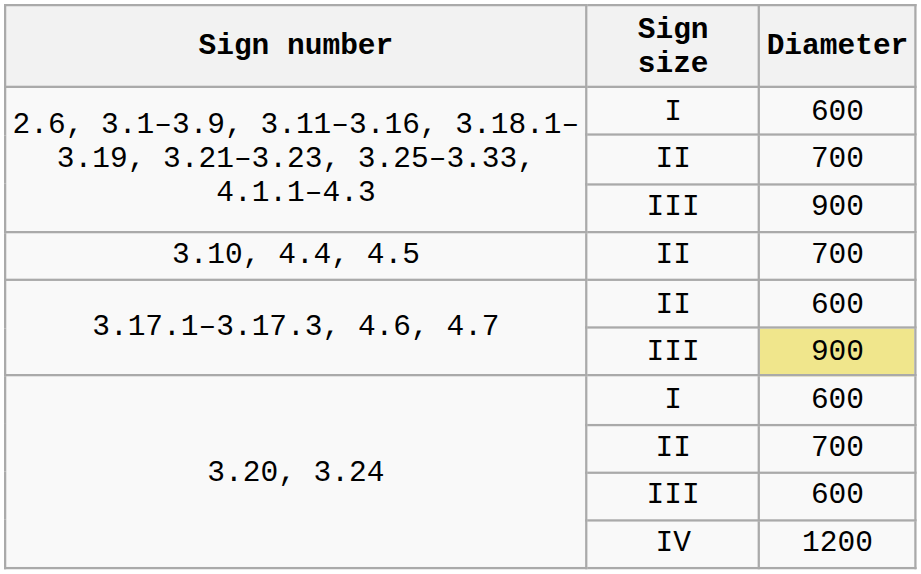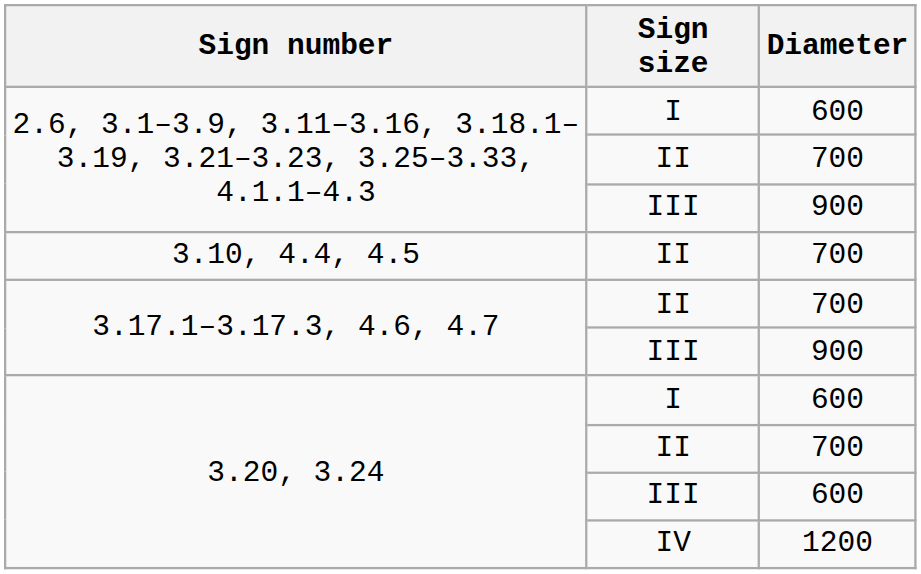(837, 304) 600 -> (837, 304) 700
(837, 352) khaki background -> (837, 352) no background
